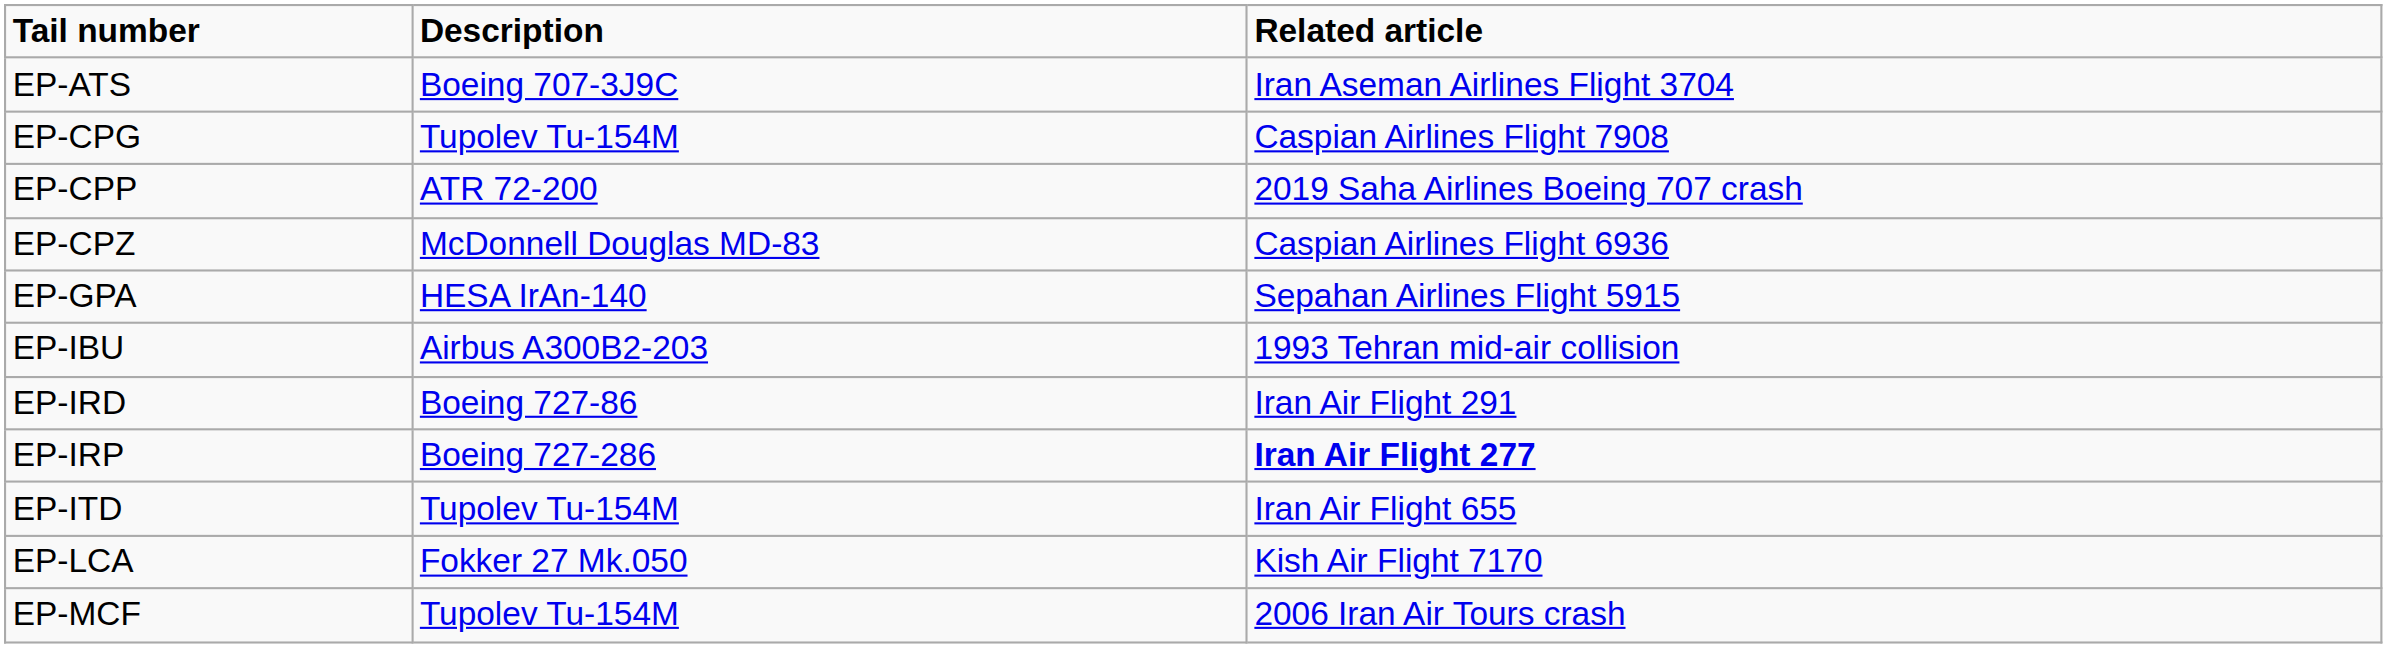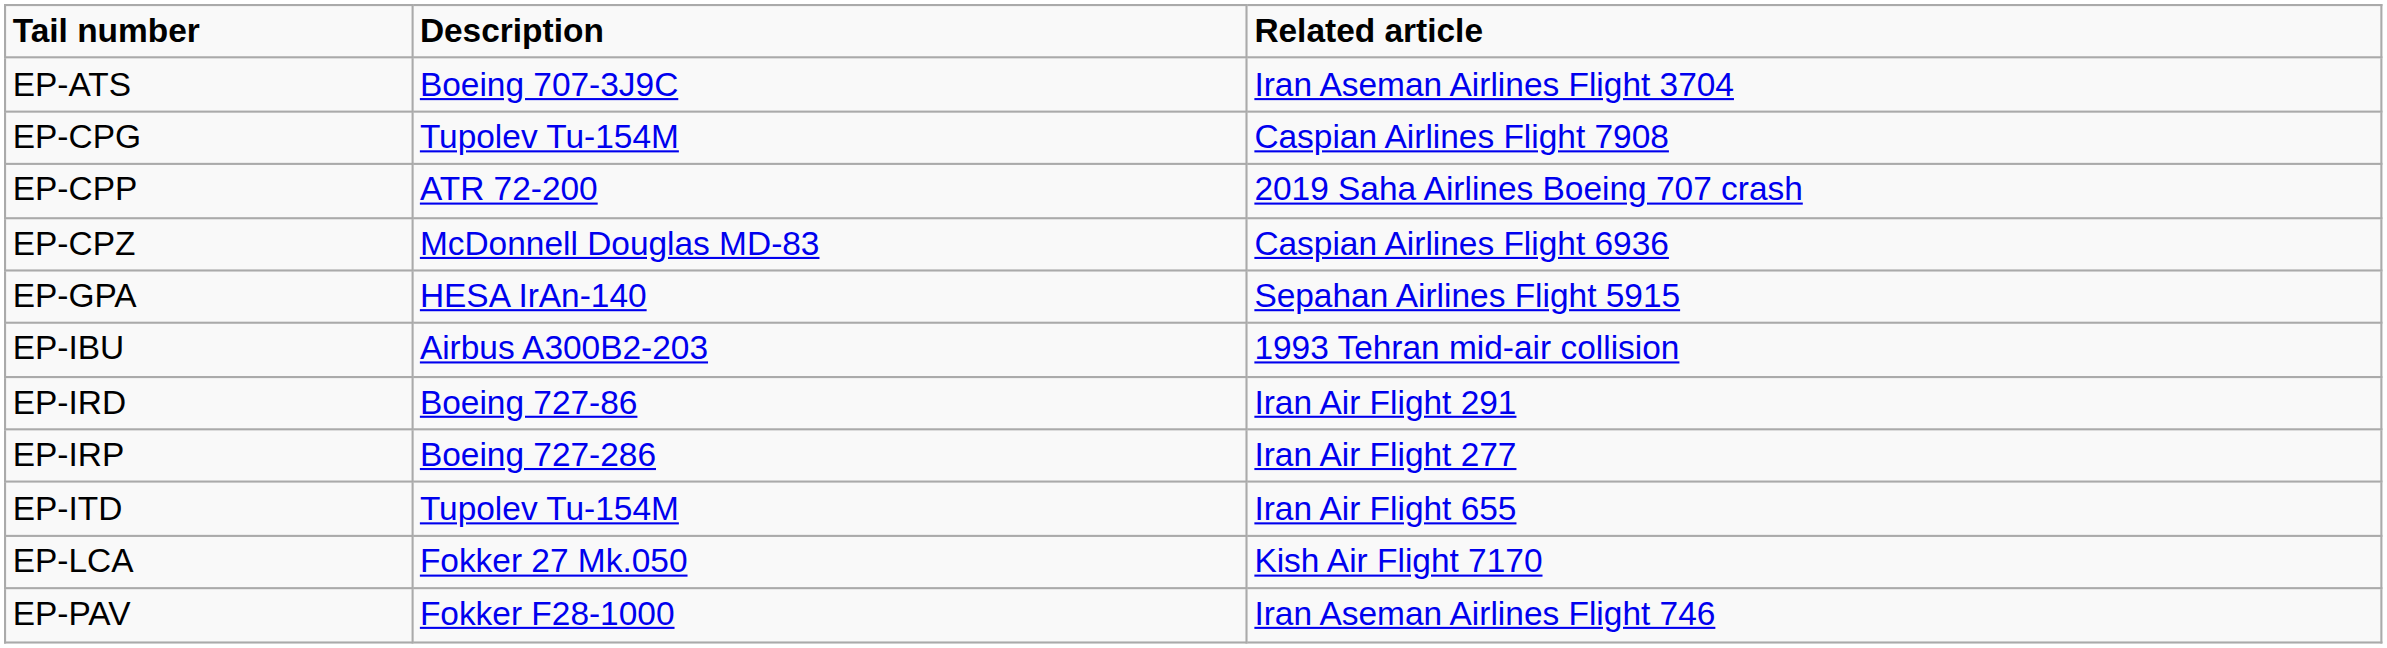(1395, 455) bold -> (1385, 455) normal
- row: (77, 614)
+ row: (72, 614)
